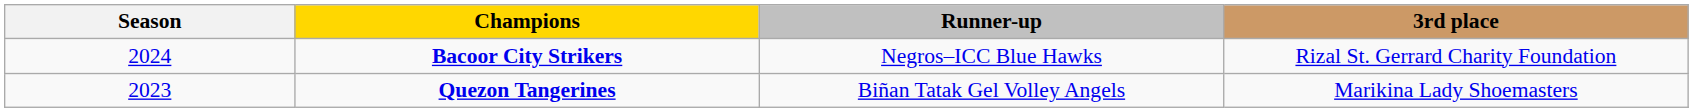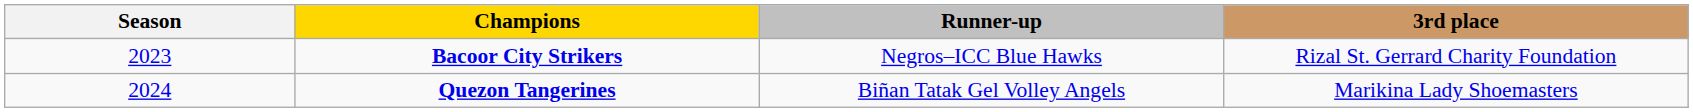(150, 55) 2024 -> (150, 55) 2023
(150, 90) 2023 -> (150, 90) 2024
